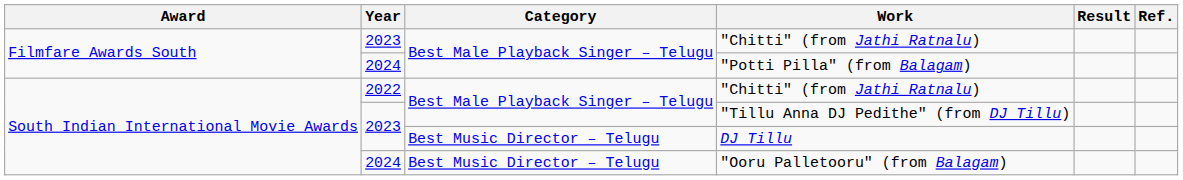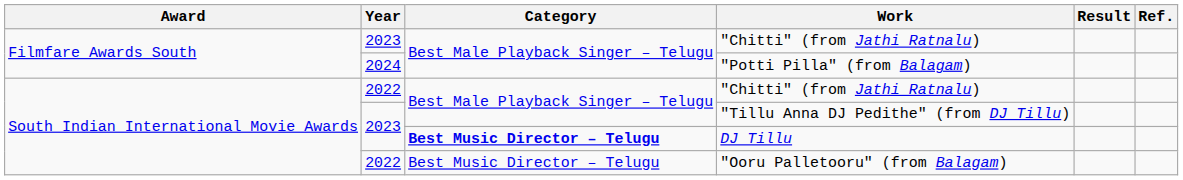(534, 139) normal -> (534, 139) bold
(383, 163) 2024 -> (383, 163) 2022
